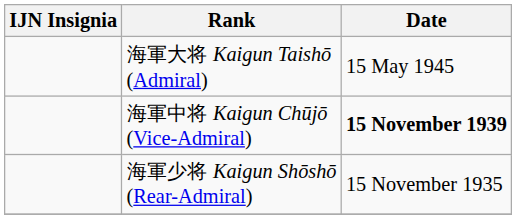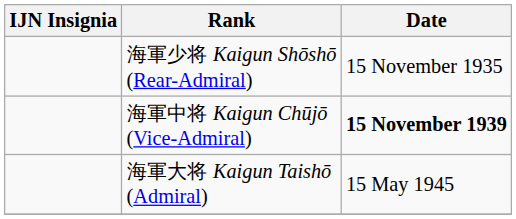rows swapped: (232, 184) <-> (229, 66)
